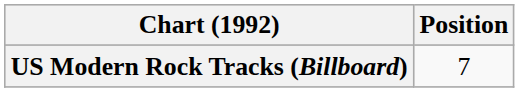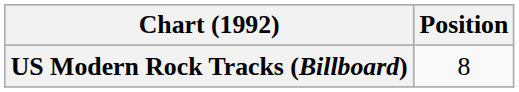(464, 65) 7 -> (464, 65) 8
